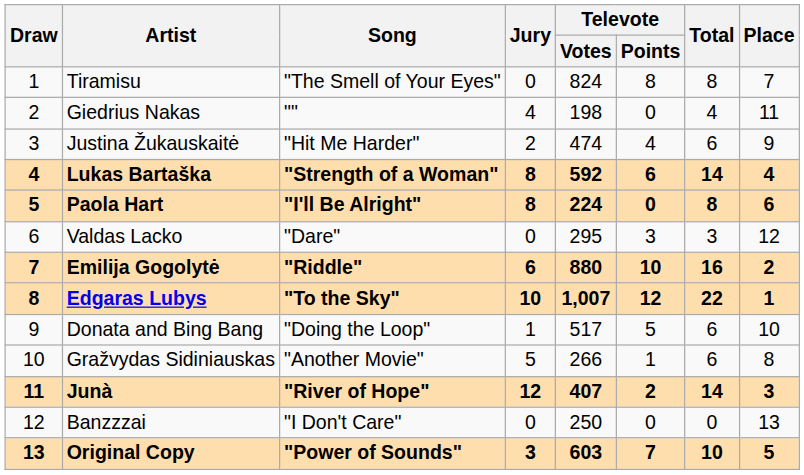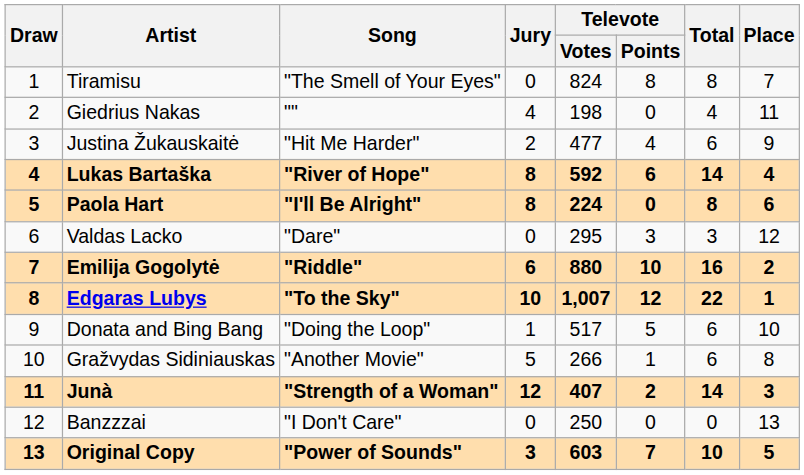(586, 143) 474 -> (586, 143) 477
(391, 174) "Strength of a Woman" -> (357, 174) "River of Hope"
(357, 391) "River of Hope" -> (391, 391) "Strength of a Woman"
